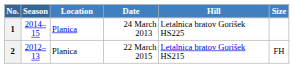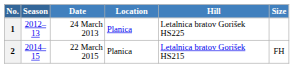columns swapped: (131, 11) <-> (77, 11)
(35, 29) 2014–15 -> (35, 29) 2012–13
(35, 51) 2012–13 -> (35, 51) 2014–15
